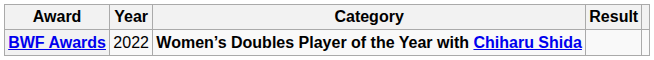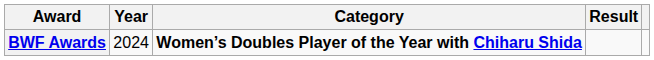(131, 42) 2022 -> (131, 42) 2024
